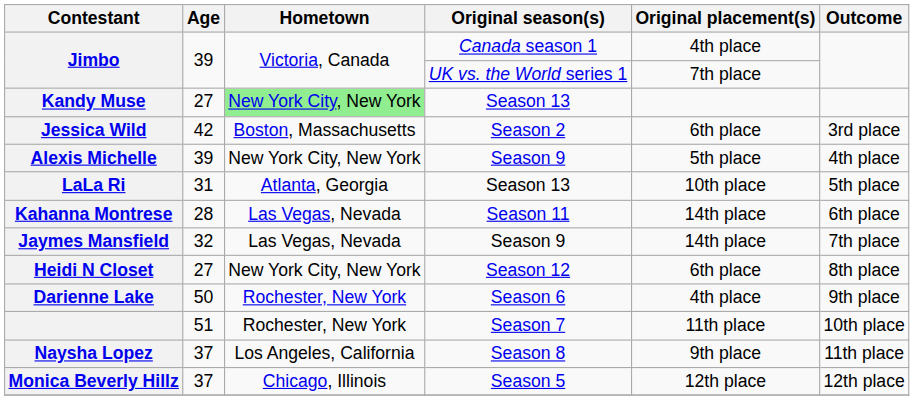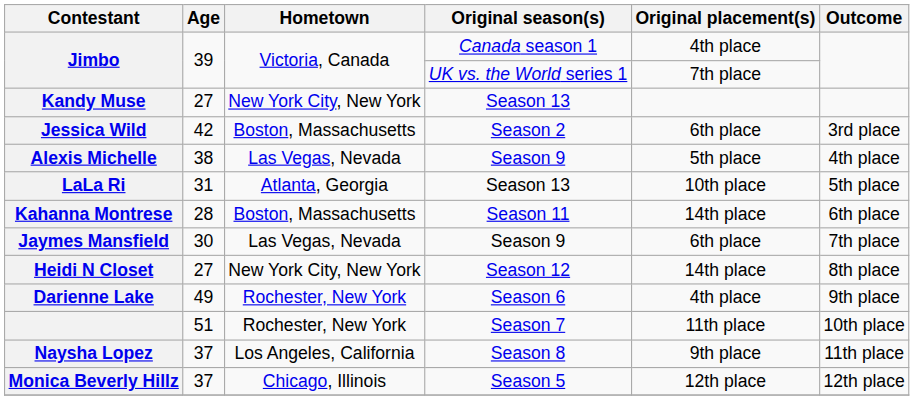(324, 102) lightgreen background -> (324, 102) no background
(204, 158) 39 -> (204, 158) 38
(324, 158) New York City, New York -> (324, 158) Las Vegas, Nevada
(324, 213) Las Vegas, Nevada -> (324, 213) Boston, Massachusetts
(204, 241) 32 -> (204, 241) 30
(725, 241) 14th place -> (725, 241) 6th place
(725, 269) 6th place -> (725, 269) 14th place
(204, 297) 50 -> (204, 297) 49
